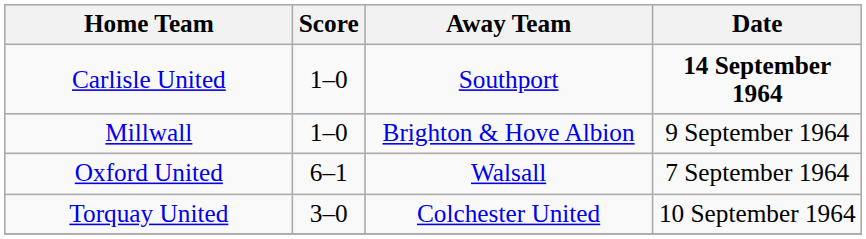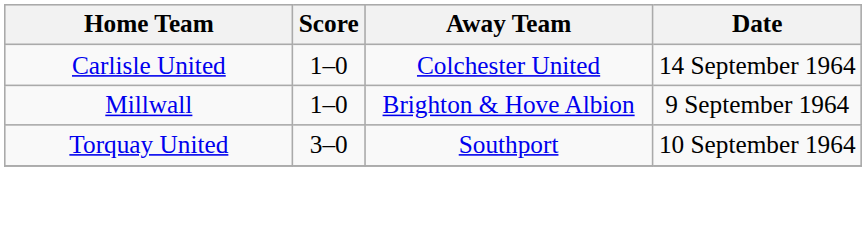(509, 78) Southport -> (509, 64) Colchester United
(757, 78) bold -> (757, 64) normal
- row: (149, 173)
(509, 213) Colchester United -> (509, 144) Southport
